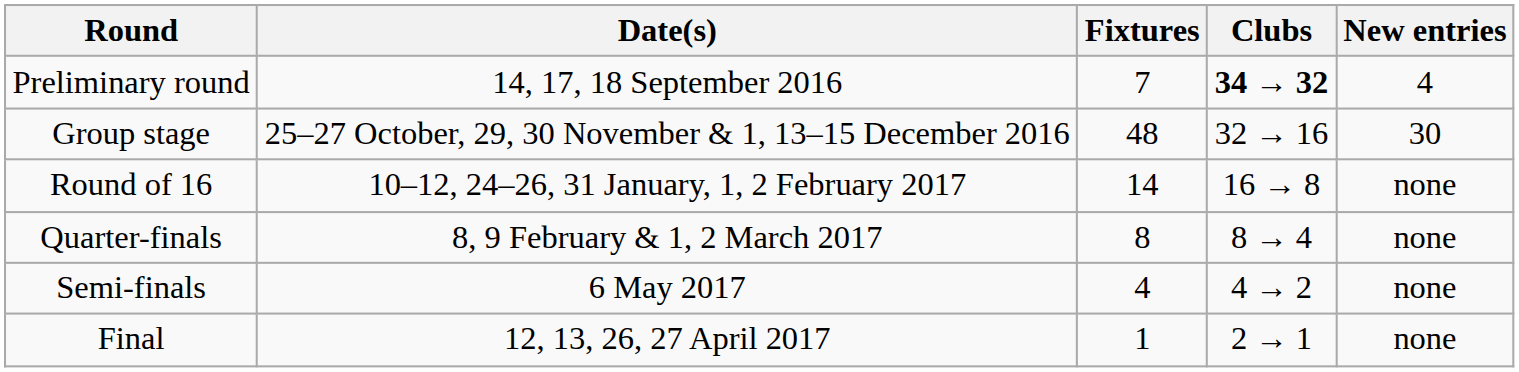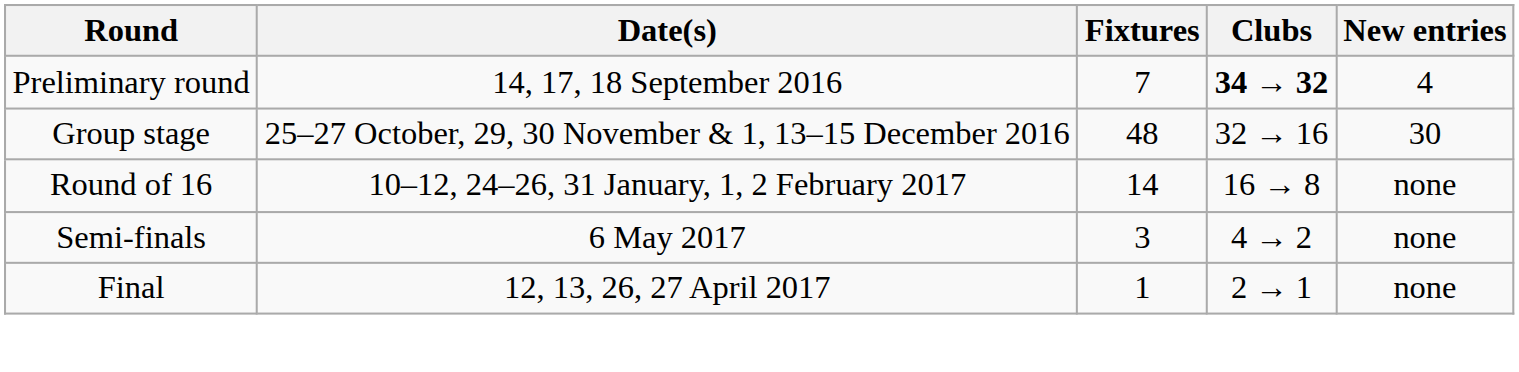- row: (131, 236)
(1142, 287) 4 -> (1142, 236) 3
